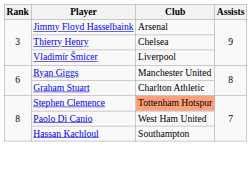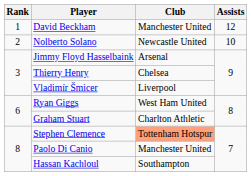+ row: (64, 27)
+ row: (65, 42)
(175, 73) Manchester United -> (172, 103) West Ham United
(172, 118) West Ham United -> (175, 149) Manchester United
